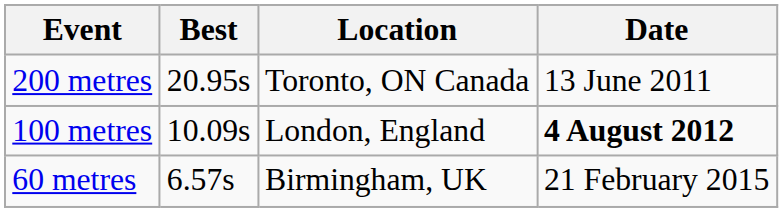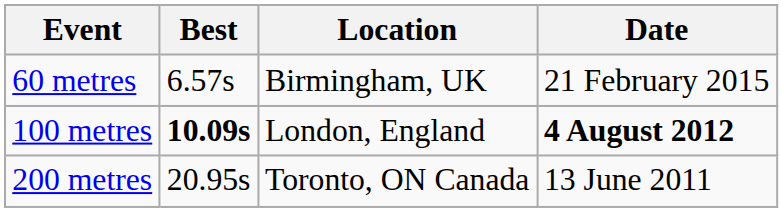rows swapped: (74, 180) <-> (82, 79)
(209, 130) normal -> (209, 130) bold
